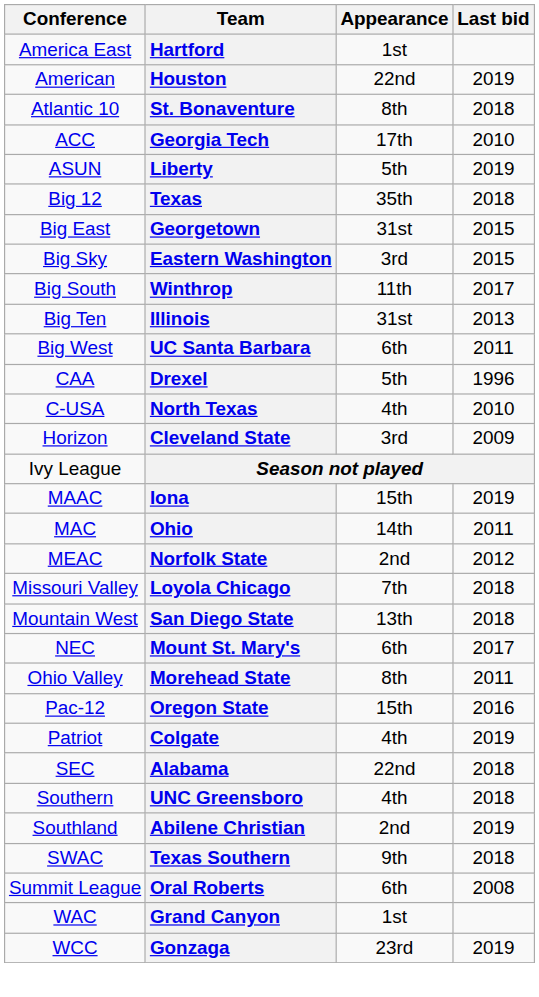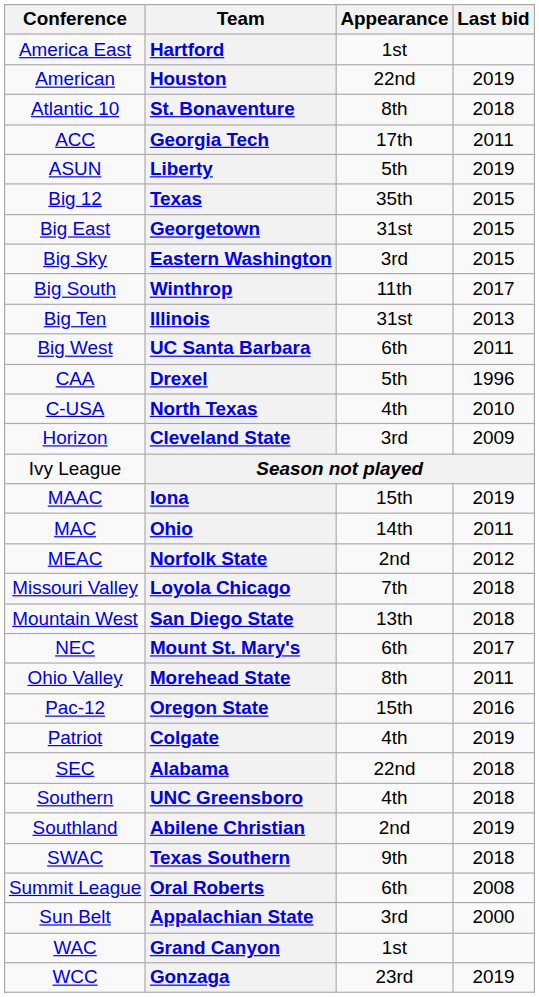(493, 139) 2010 -> (493, 139) 2011
(493, 199) 2018 -> (493, 199) 2015
+ row: (232, 917)
